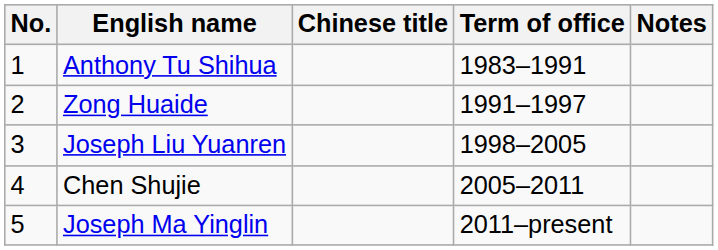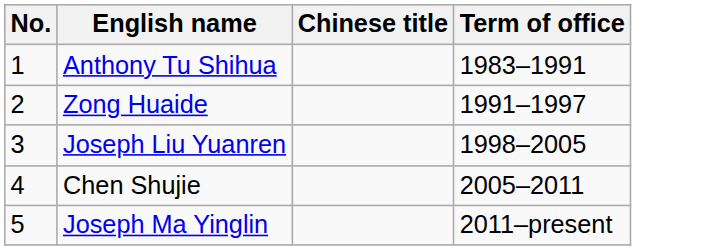- column: (672, 24)
